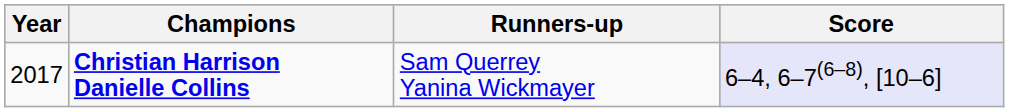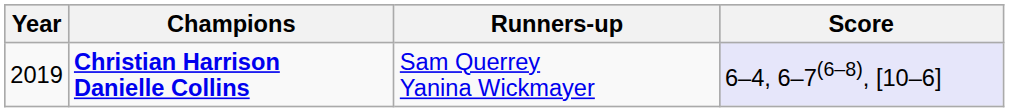(37, 74) 2017 -> (37, 74) 2019
